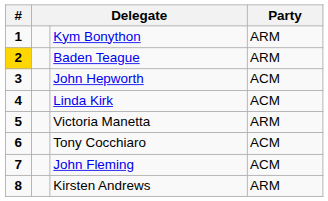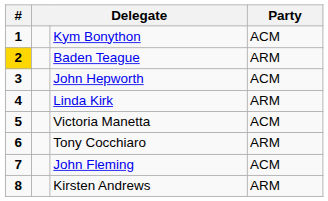(265, 36) ARM -> (265, 36) ACM
(265, 100) ACM -> (265, 100) ARM
(265, 122) ARM -> (265, 122) ACM
(265, 143) ACM -> (265, 143) ARM
